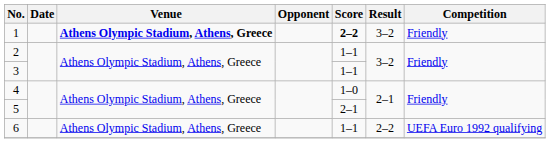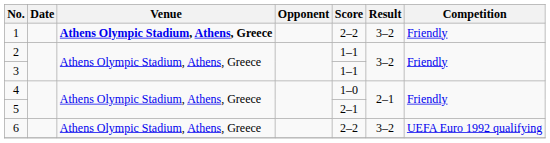(349, 33) bold -> (349, 33) normal
(349, 128) 1–1 -> (349, 128) 2–2
(385, 128) 2–2 -> (385, 128) 3–2
